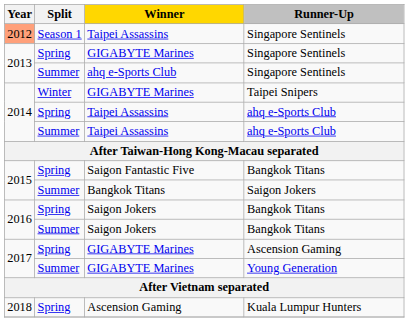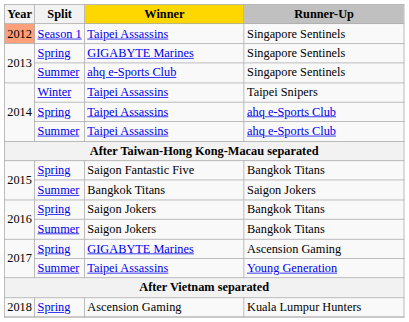(141, 92) GIGABYTE Marines -> (128, 92) Taipei Assassins
(141, 268) GIGABYTE Marines -> (128, 268) Taipei Assassins
